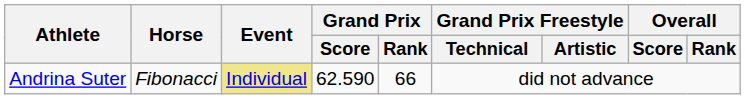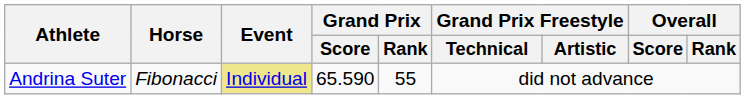(345, 79) 62.590 -> (345, 79) 65.590
(405, 79) 66 -> (405, 79) 55
